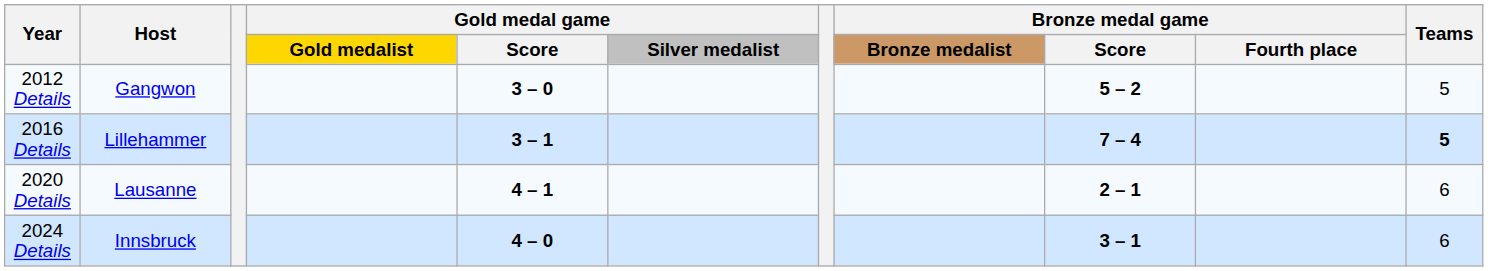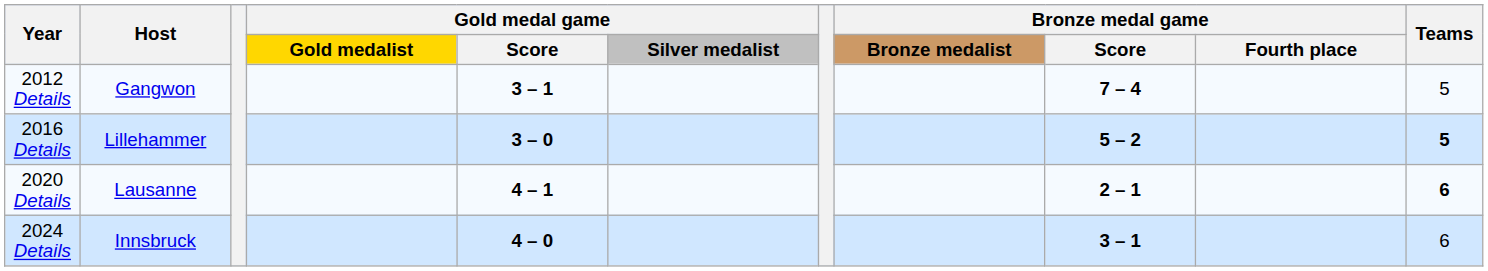(532, 89) 3 – 0 -> (532, 89) 3 – 1
(1120, 89) 5 – 2 -> (1120, 89) 7 – 4
(532, 140) 3 – 1 -> (532, 140) 3 – 0
(1120, 140) 7 – 4 -> (1120, 140) 5 – 2
(1444, 190) normal -> (1444, 190) bold
